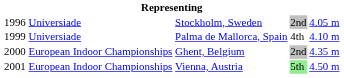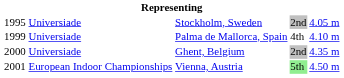(15, 22) 1996 -> (15, 22) 1995
(100, 52) European Indoor Championships -> (55, 52) Universiade
